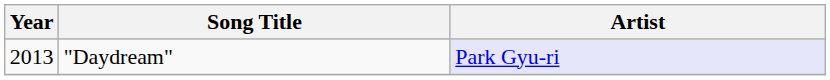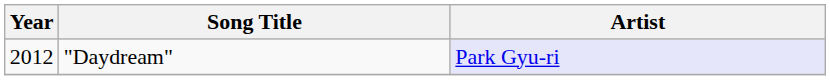(32, 56) 2013 -> (32, 56) 2012
